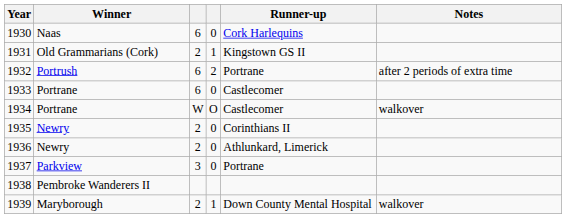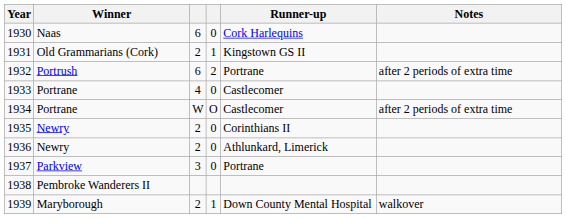(198, 90) 6 -> (198, 90) 4
(401, 109) walkover -> (446, 109) after 2 periods of extra time
